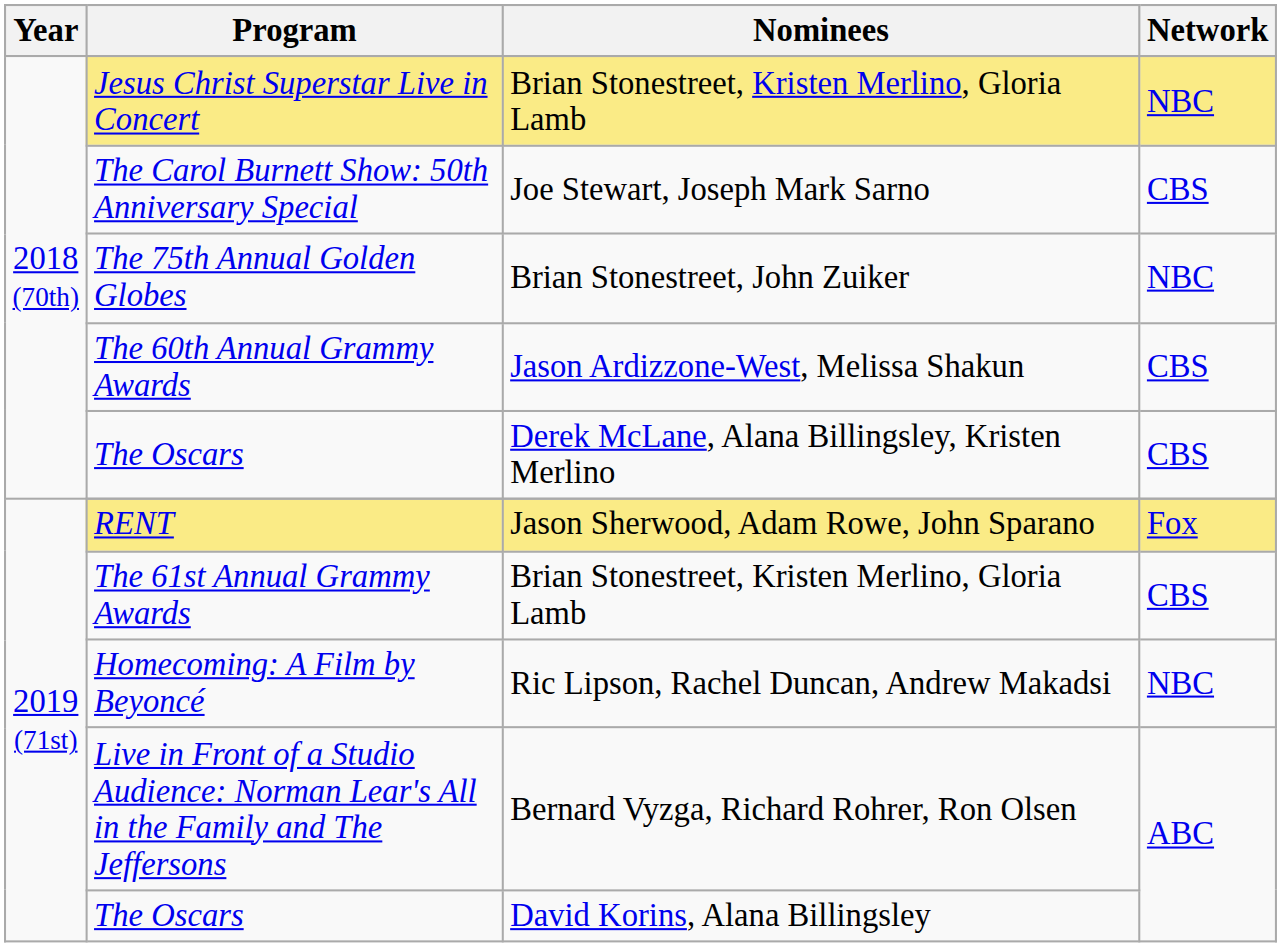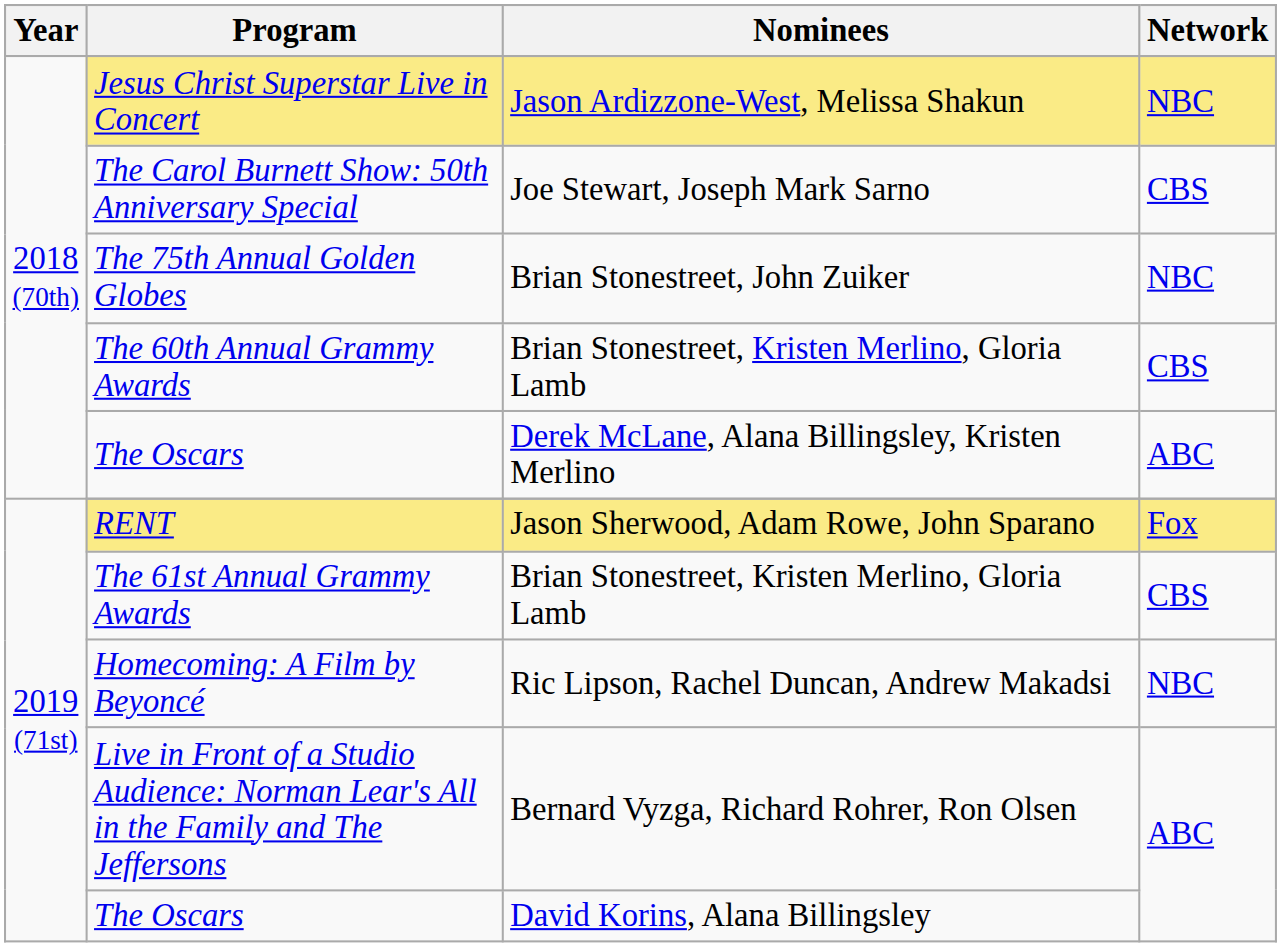(786, 100) Brian Stonestreet, Kristen Merlino, Gloria Lamb -> (767, 100) Jason Ardizzone-West, Melissa Shakun
(767, 365) Jason Ardizzone-West, Melissa Shakun -> (786, 365) Brian Stonestreet, Kristen Merlino, Gloria Lamb
(1178, 454) CBS -> (1180, 454) ABC
